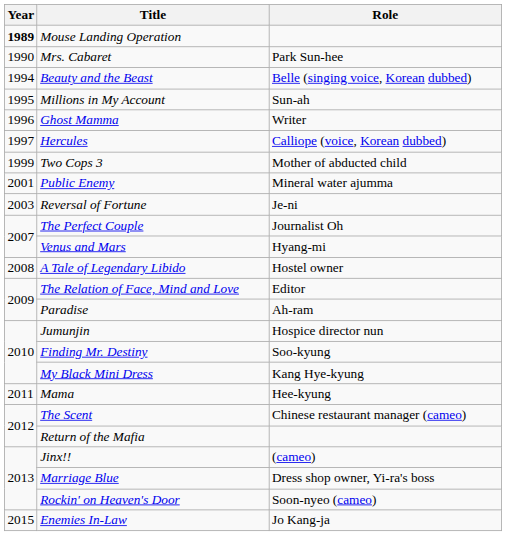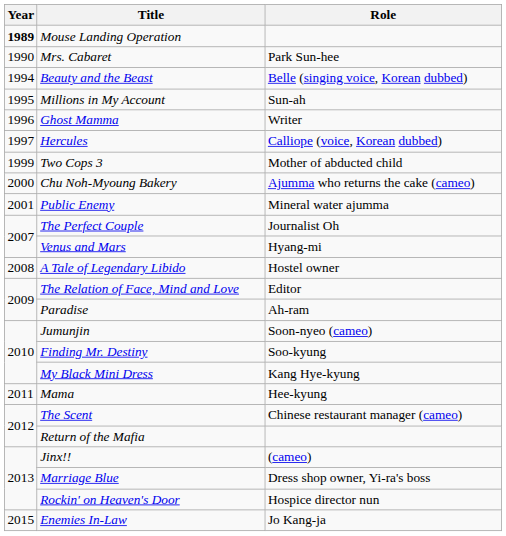+ row: (108, 183)
- row: (93, 204)
(328, 330) Hospice director nun -> (320, 330) Soon-nyeo (cameo)
(324, 499) Soon-nyeo (cameo) -> (324, 499) Hospice director nun
